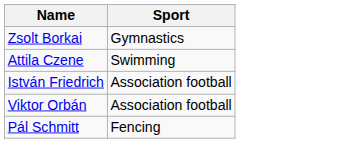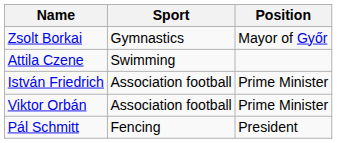+ column: (283, 15)
